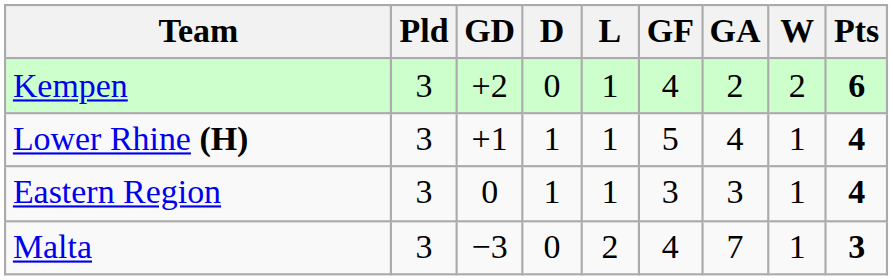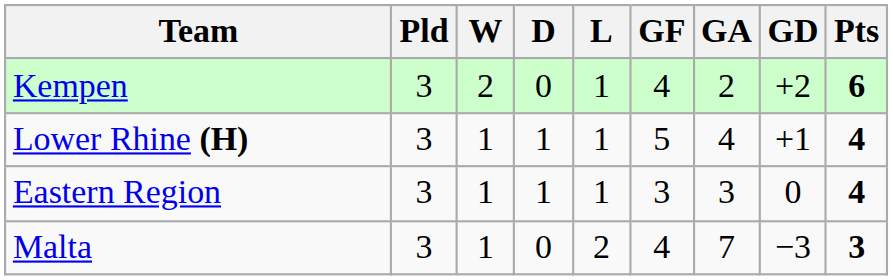columns swapped: (797, 31) <-> (490, 31)
